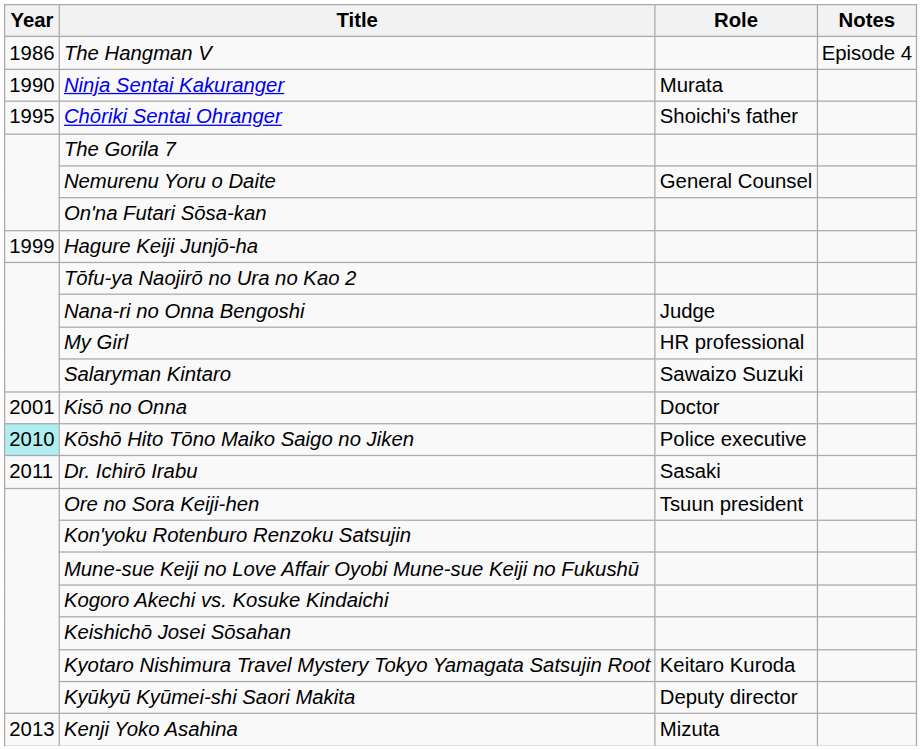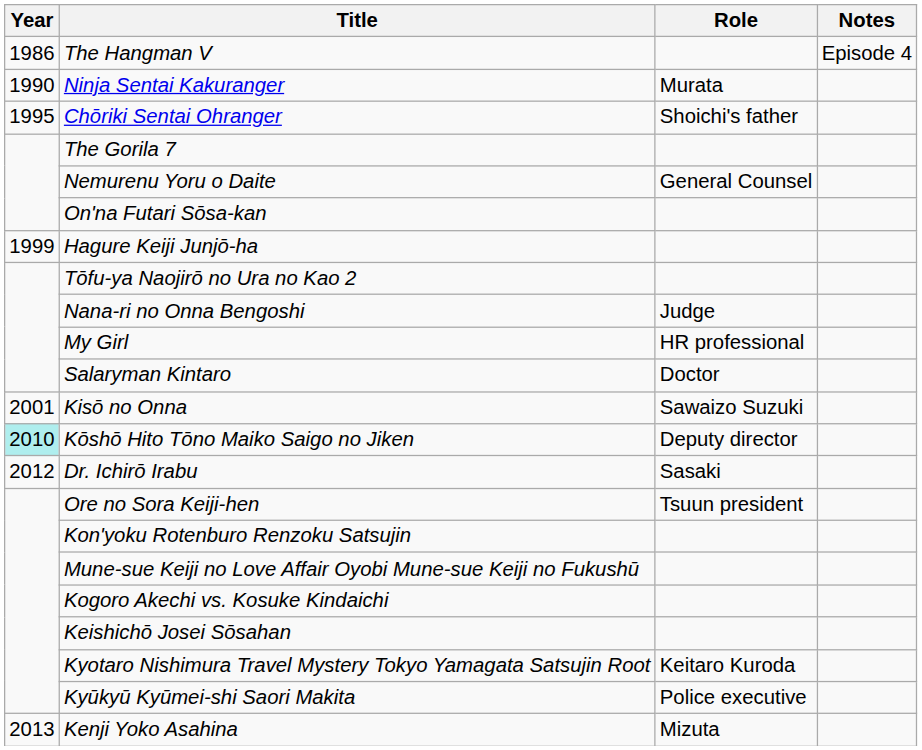(732, 375) Sawaizo Suzuki -> (690, 375) Doctor
(690, 407) Doctor -> (732, 407) Sawaizo Suzuki
(733, 439) Police executive -> (729, 439) Deputy director
(31, 471) 2011 -> (32, 471) 2012
(729, 697) Deputy director -> (733, 697) Police executive
